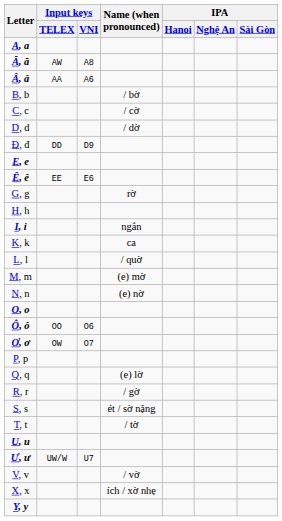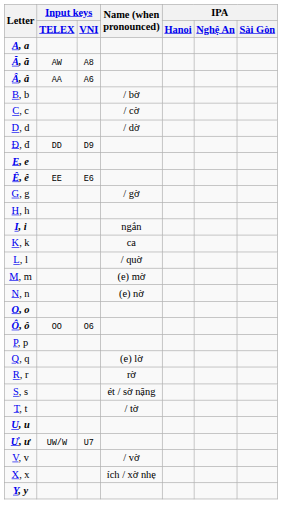(131, 194) rờ -> (131, 194) / gờ
- row: (21, 342)
(131, 392) / gờ -> (131, 375) rờ
